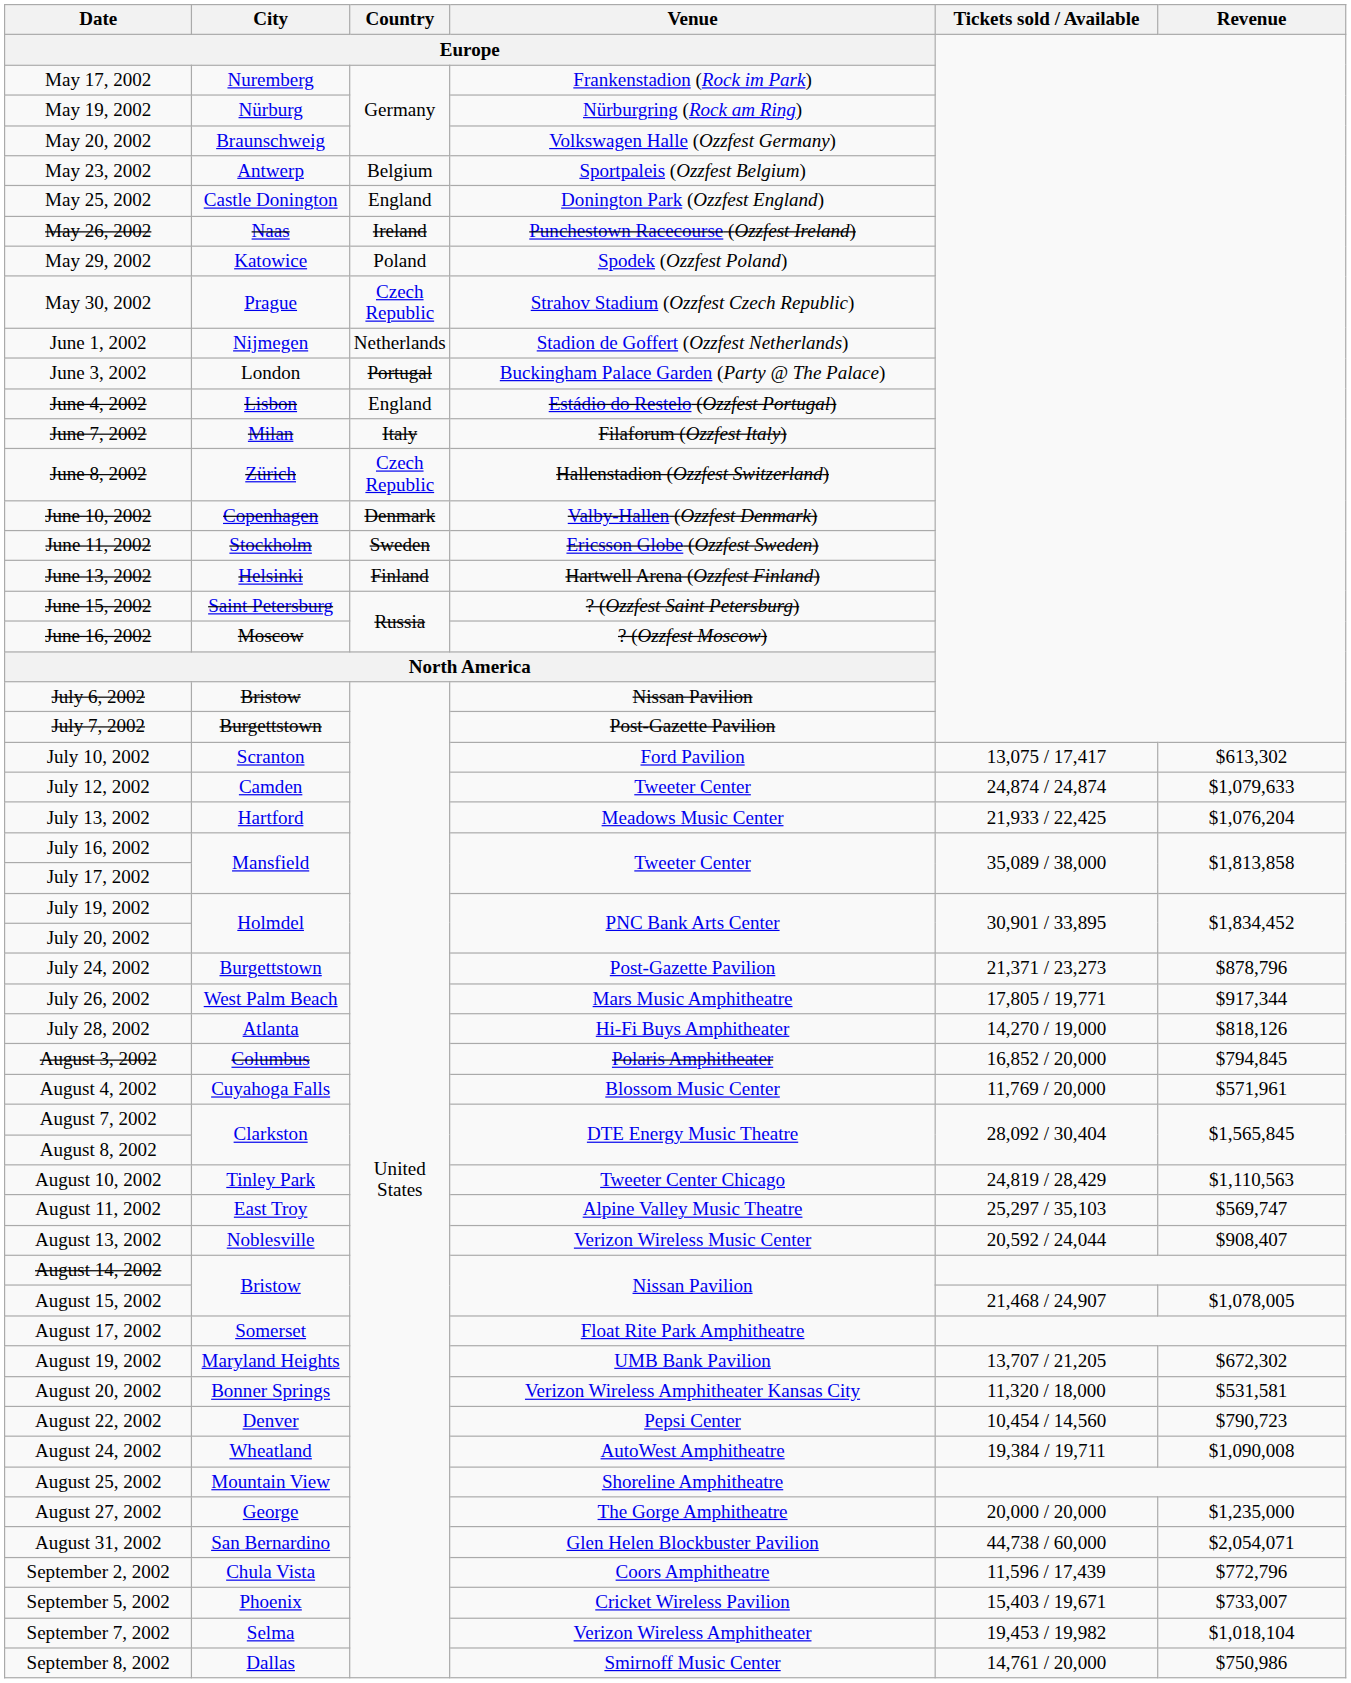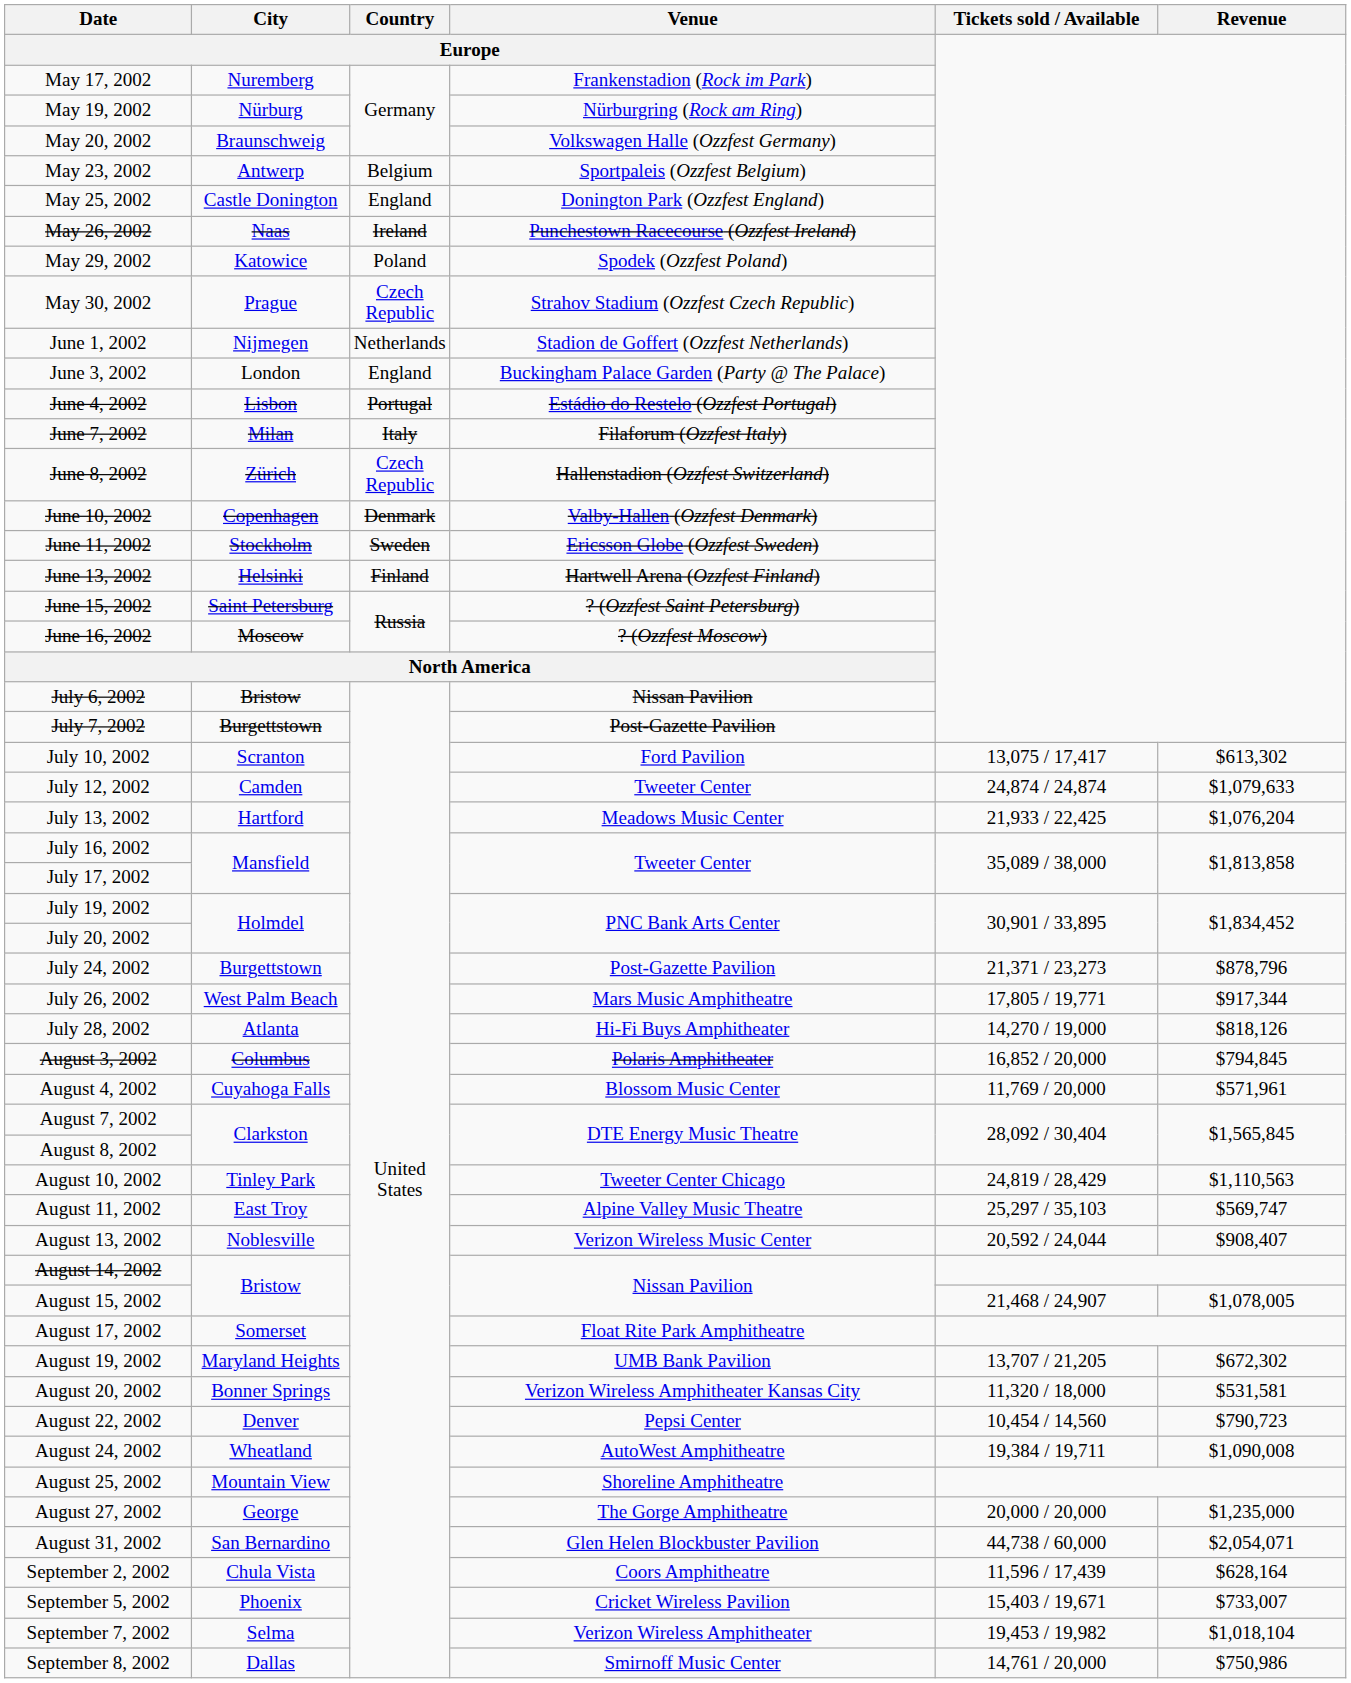(400, 373) Portugal -> (400, 373) England
(400, 403) England -> (400, 403) Portugal
(1252, 1572) $772,796 -> (1252, 1572) $628,164
